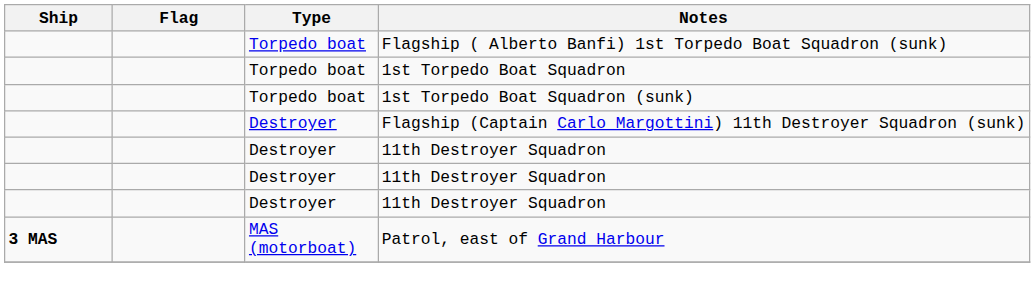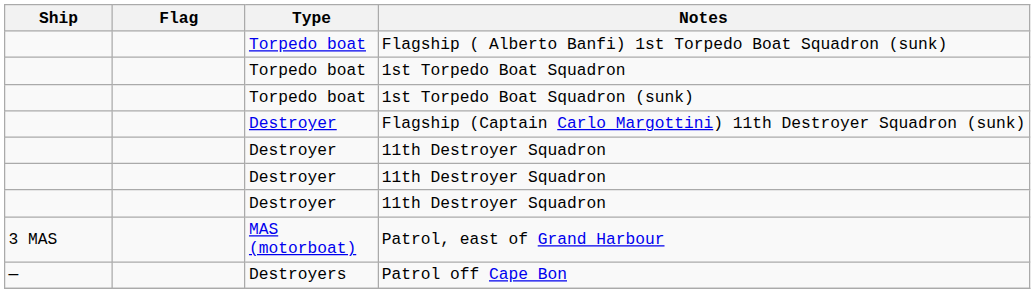(33, 239) bold -> (33, 239) normal
+ row: (298, 275)
